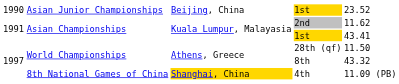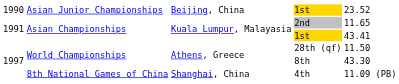(357, 23) 11.62 -> (357, 23) 11.65
(357, 61) 43.32 -> (357, 61) 43.30
(210, 74) gold background -> (210, 74) no background
